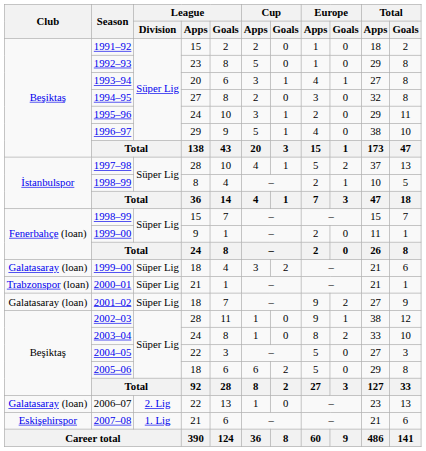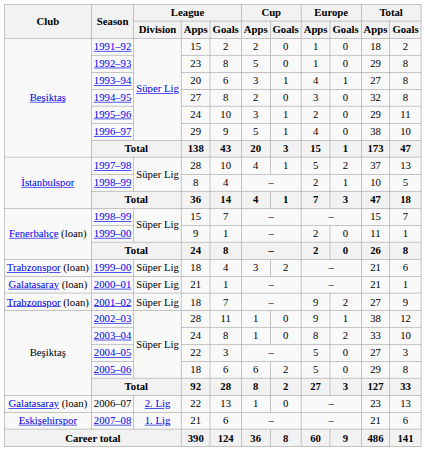(48, 268) Galatasaray (loan) -> (48, 268) Trabzonspor (loan)
(48, 285) Trabzonspor (loan) -> (48, 285) Galatasaray (loan)
(48, 302) Galatasaray (loan) -> (48, 302) Trabzonspor (loan)
